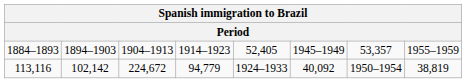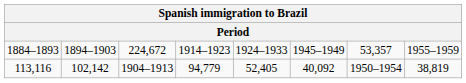(147, 50) 1904–1913 -> (147, 50) 224,672
(262, 50) 52,405 -> (262, 50) 1924–1933
(147, 68) 224,672 -> (147, 68) 1904–1913
(262, 68) 1924–1933 -> (262, 68) 52,405
